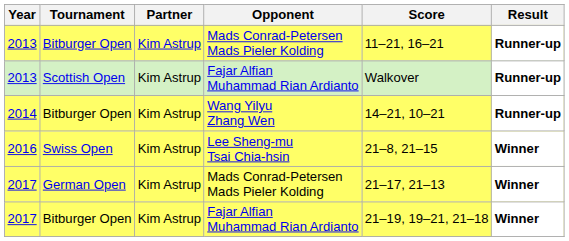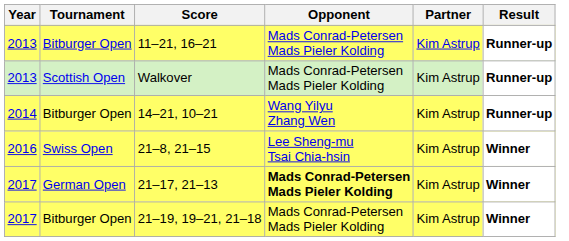columns swapped: (169, 15) <-> (427, 15)
(283, 78) Fajar Alfian Muhammad Rian Ardianto -> (335, 78) Mads Conrad-Petersen Mads Pieler Kolding
(275, 184) normal -> (339, 184) bold
(283, 219) Fajar Alfian Muhammad Rian Ardianto -> (335, 219) Mads Conrad-Petersen Mads Pieler Kolding
